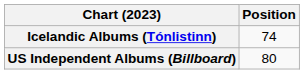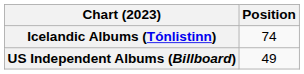(269, 58) 80 -> (269, 58) 49
